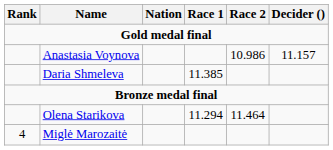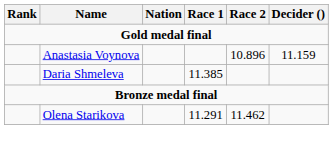(248, 54) 10.986 -> (248, 54) 10.896
(298, 54) 11.157 -> (298, 54) 11.159
(206, 114) 11.294 -> (206, 114) 11.291
(248, 114) 11.464 -> (248, 114) 11.462
- row: (85, 134)
